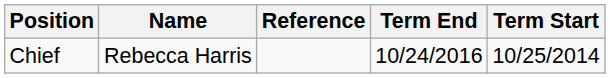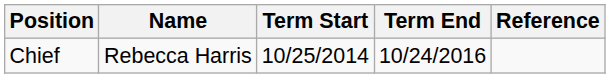columns swapped: (546, 21) <-> (314, 21)
